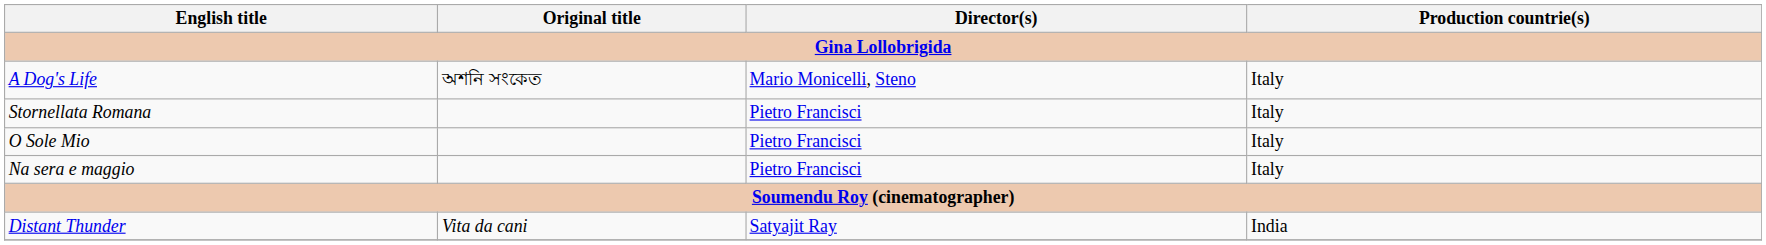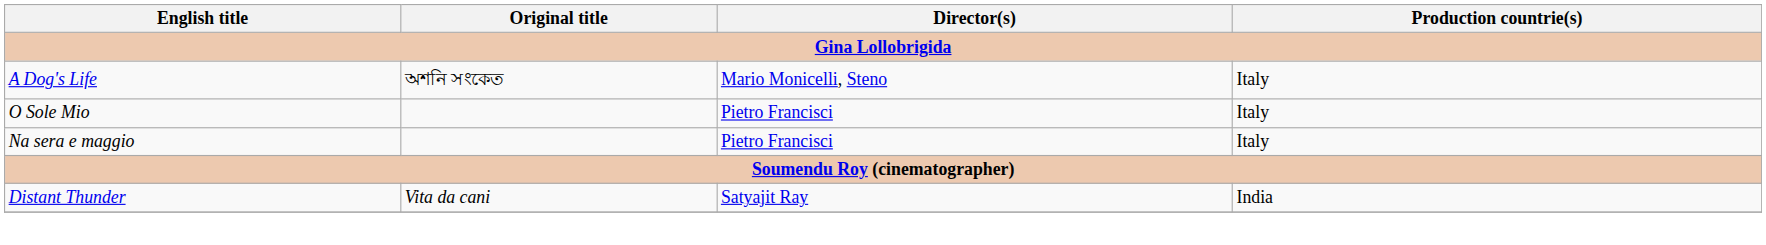- row: (80, 113)
